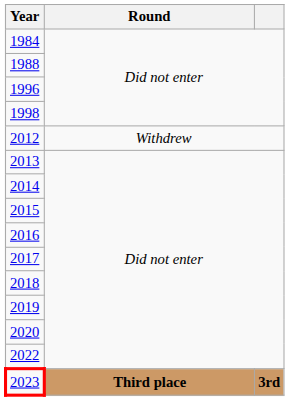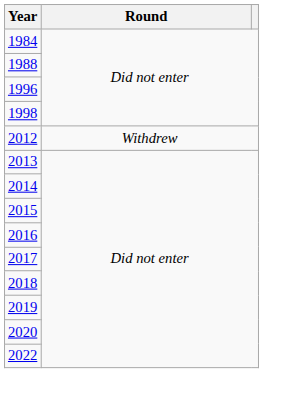- row: (25, 382)
